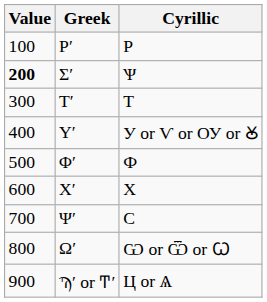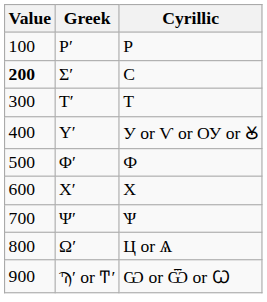(130, 74) Ѱ -> (129, 74) С
(129, 218) С -> (130, 218) Ѱ
(176, 249) Ѡ or Ѿ or Ꙍ -> (148, 246) Ц or Ѧ
(148, 280) Ц or Ѧ -> (176, 277) Ѡ or Ѿ or Ꙍ
